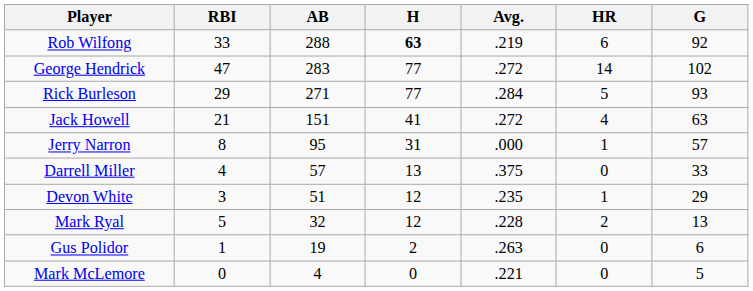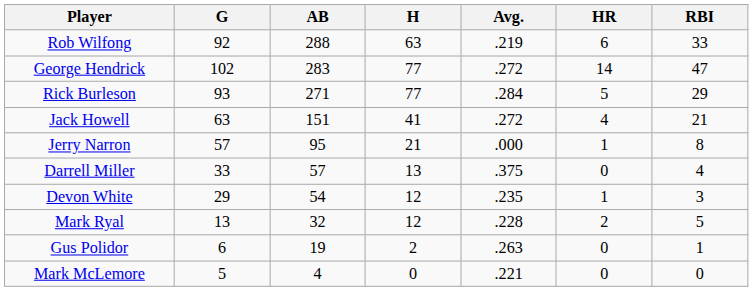columns swapped: (700, 17) <-> (222, 17)
(413, 42) bold -> (413, 42) normal
(413, 145) 31 -> (413, 145) 21
(318, 196) 51 -> (318, 196) 54
